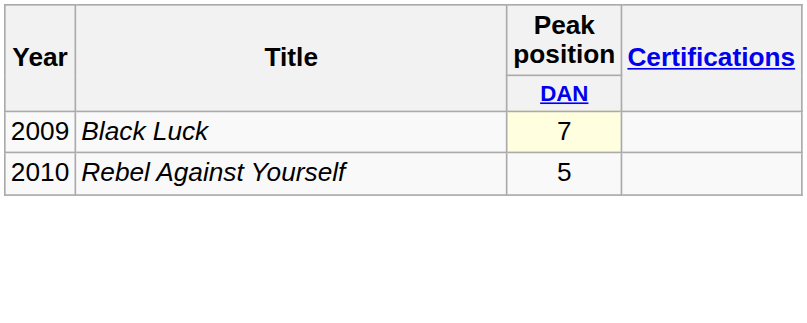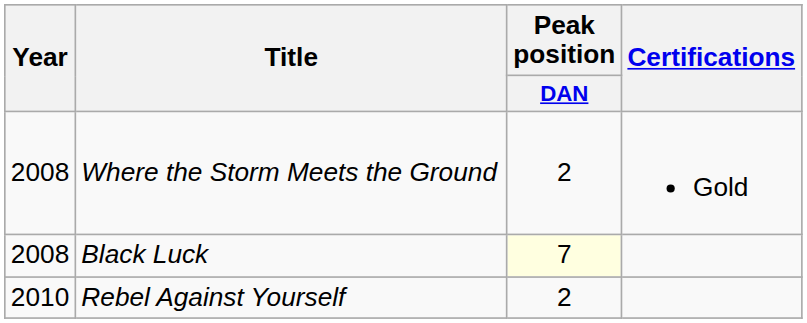+ row: (289, 172)
(40, 131) 2009 -> (40, 255) 2008
(564, 173) 5 -> (564, 296) 2
